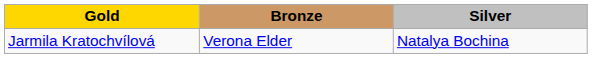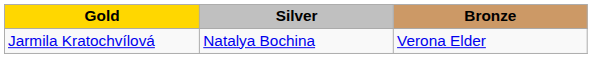columns swapped: (490, 16) <-> (297, 16)
